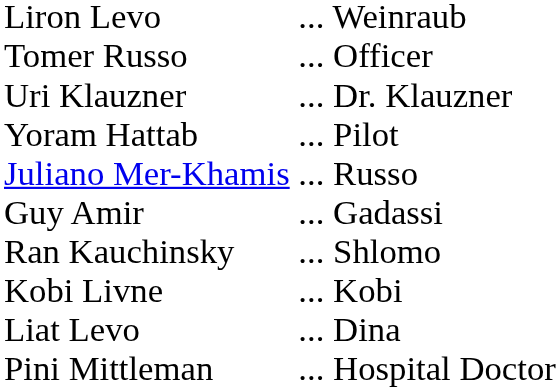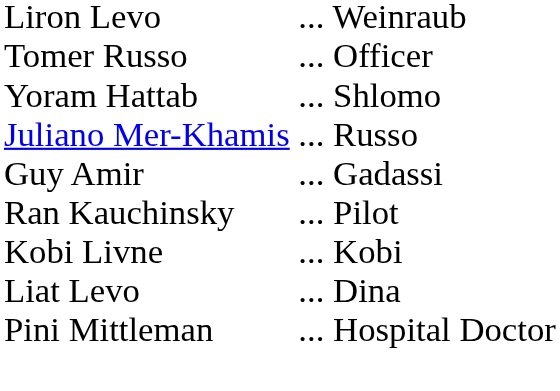- row: (95, 95)
(344, 134) ... Pilot -> (365, 95) ... Shlomo
(365, 251) ... Shlomo -> (344, 212) ... Pilot
